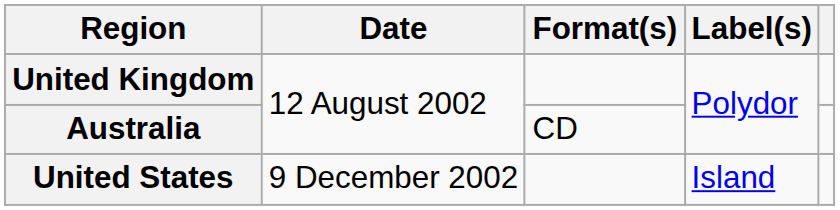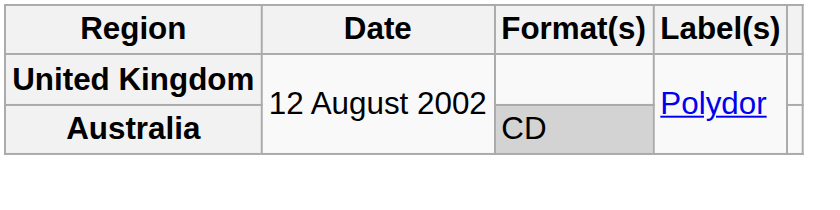(555, 128) no background -> (524, 128) lightgrey background
- row: (133, 178)
